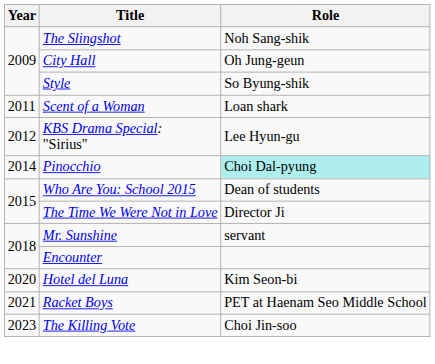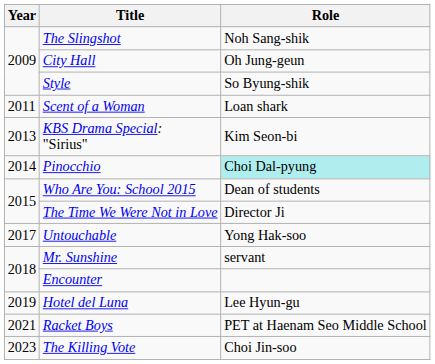(22, 136) 2012 -> (22, 136) 2013
(262, 136) Lee Hyun-gu -> (261, 136) Kim Seon-bi
+ row: (80, 235)
(22, 280) 2020 -> (22, 302) 2019
(261, 280) Kim Seon-bi -> (262, 302) Lee Hyun-gu
